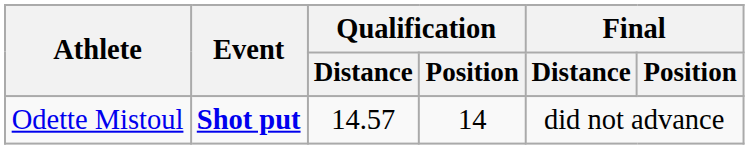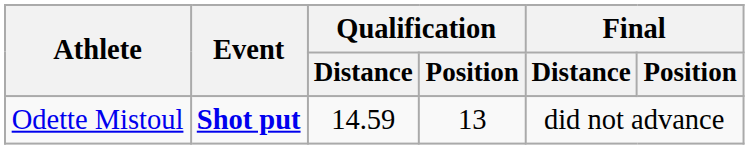(363, 119) 14.57 -> (363, 119) 14.59
(472, 119) 14 -> (472, 119) 13
